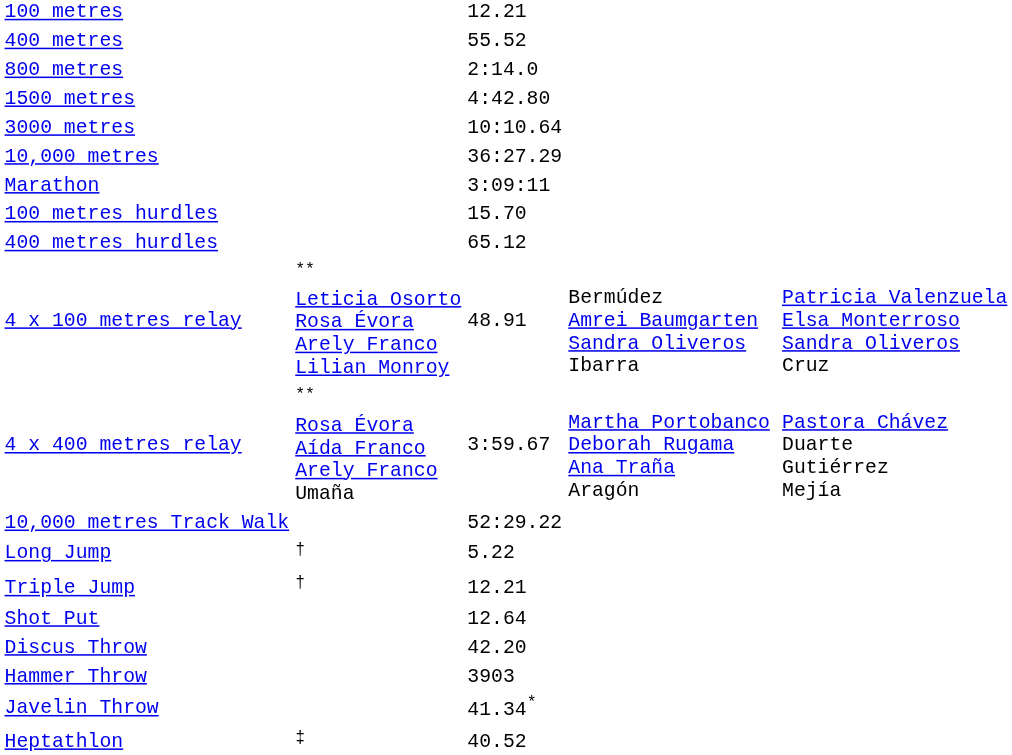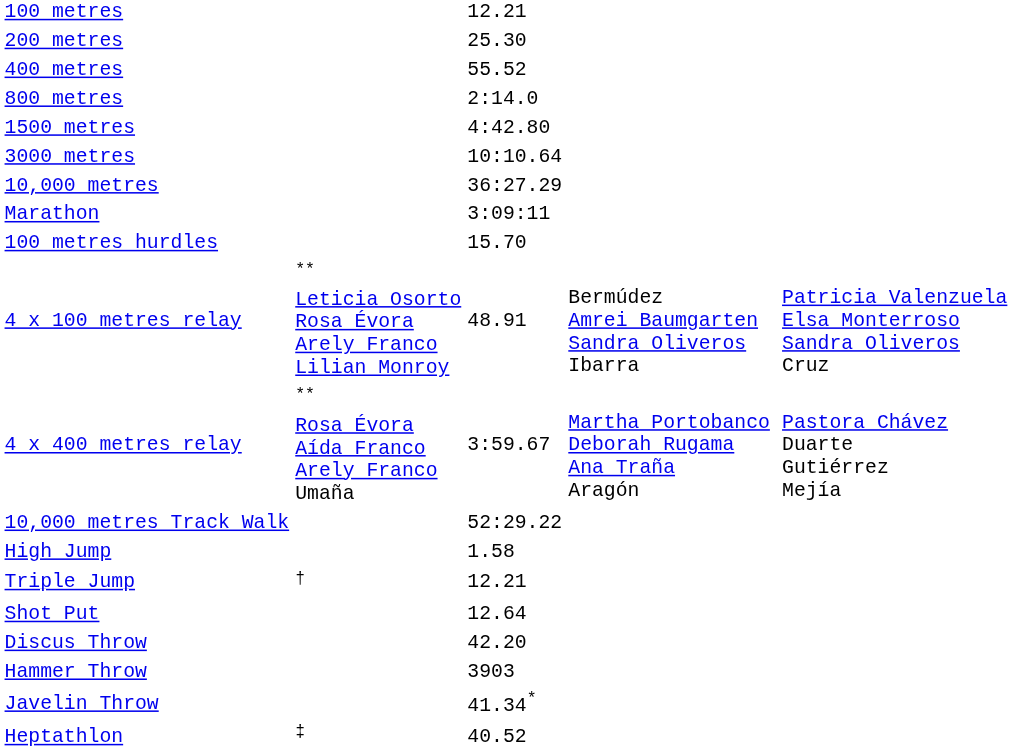+ row: (64, 41)
- row: (111, 243)
+ row: (58, 551)
- row: (58, 554)
